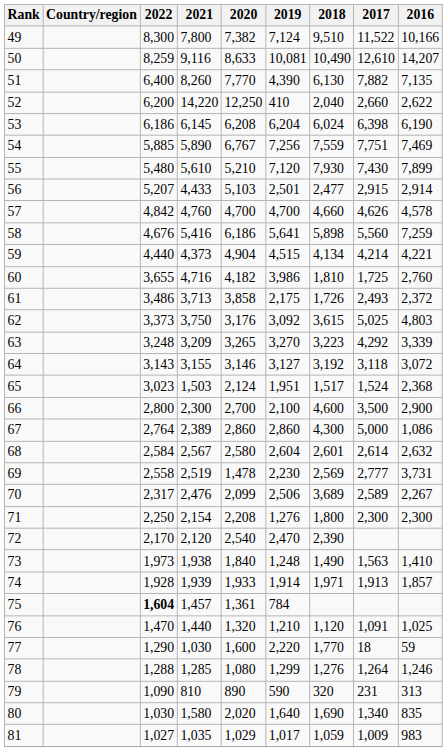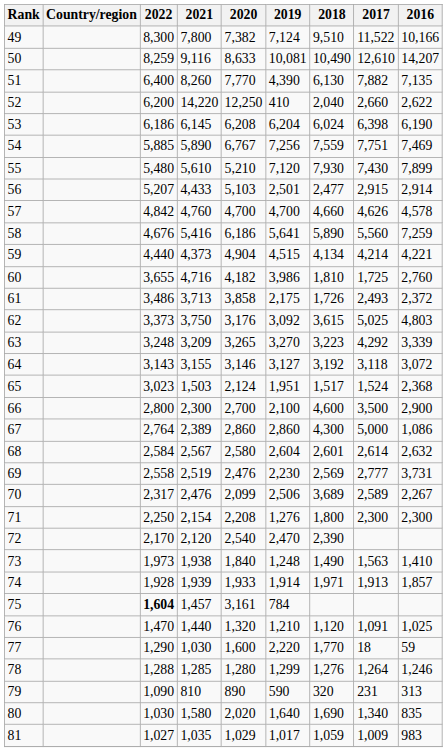(328, 233) 5,898 -> (328, 233) 5,890
(240, 473) 1,478 -> (240, 473) 2,476
(240, 604) 1,361 -> (240, 604) 3,161
(240, 670) 1,080 -> (240, 670) 1,280
